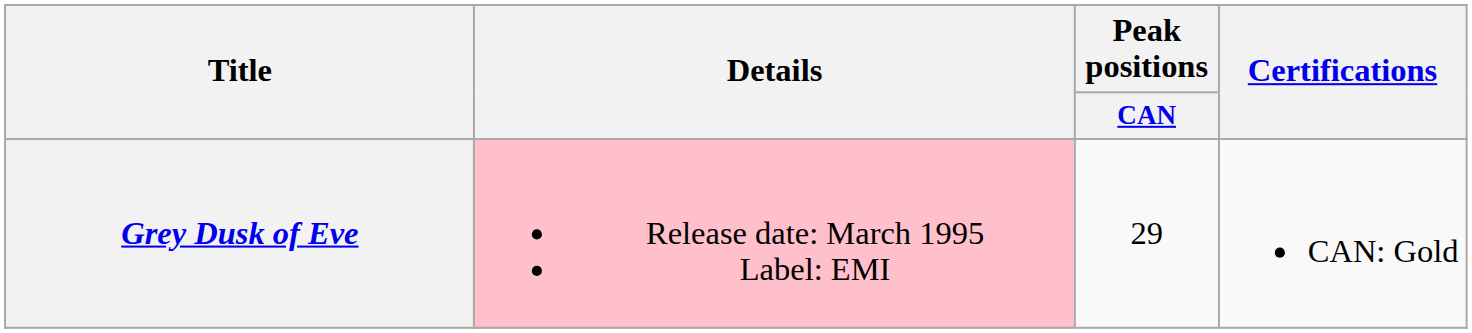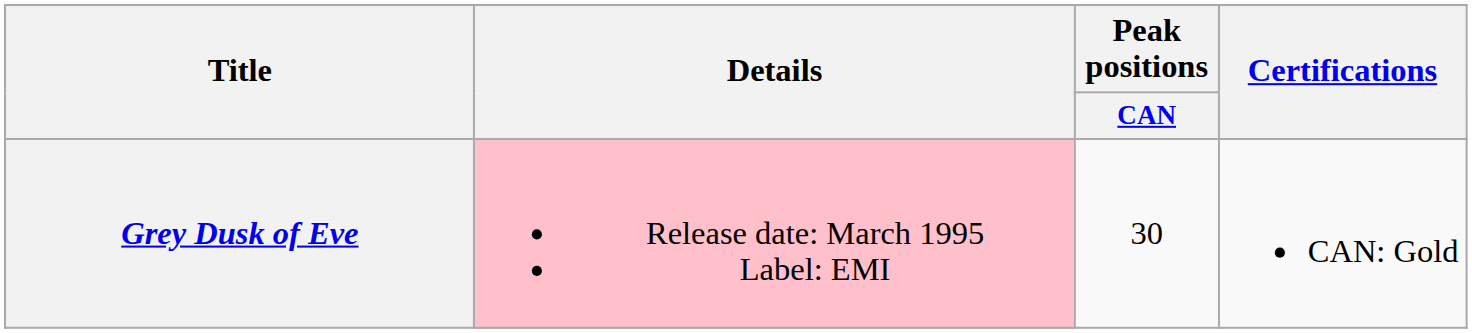(1147, 232) 29 -> (1147, 232) 30
